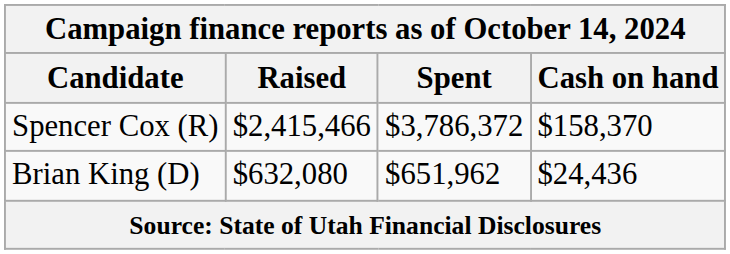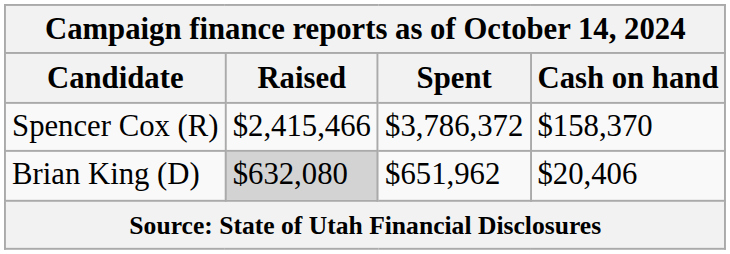(290, 175) no background -> (290, 175) lightgrey background
(587, 175) $24,436 -> (587, 175) $20,406
